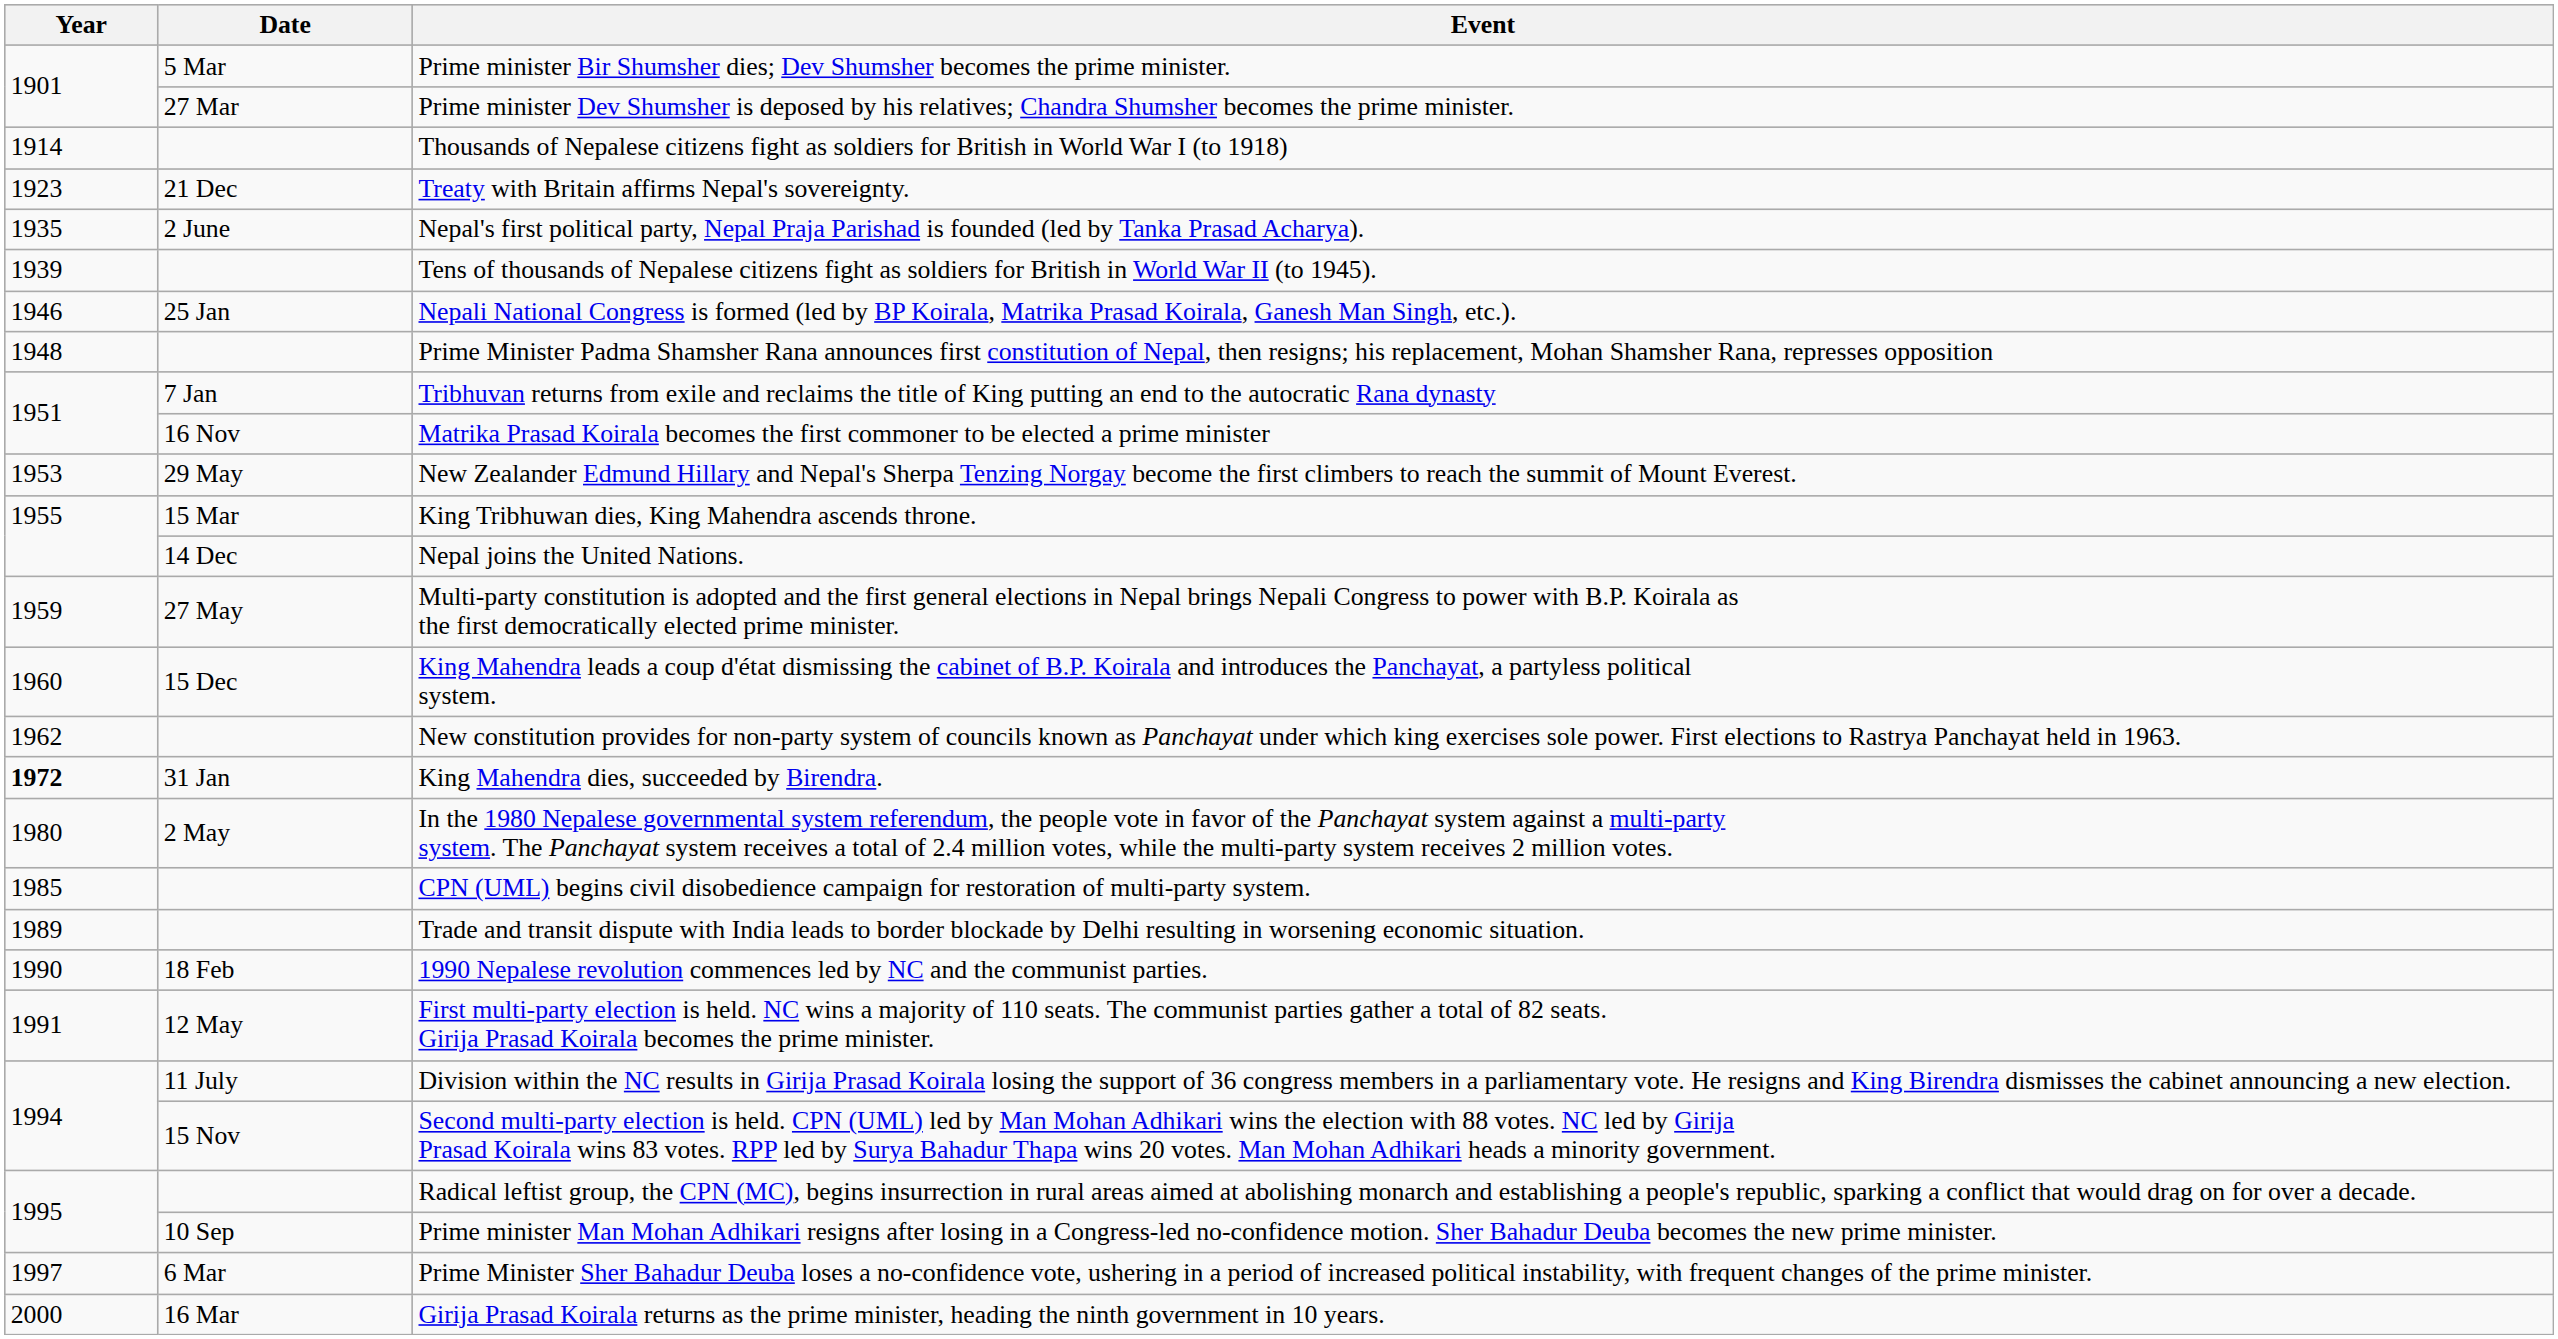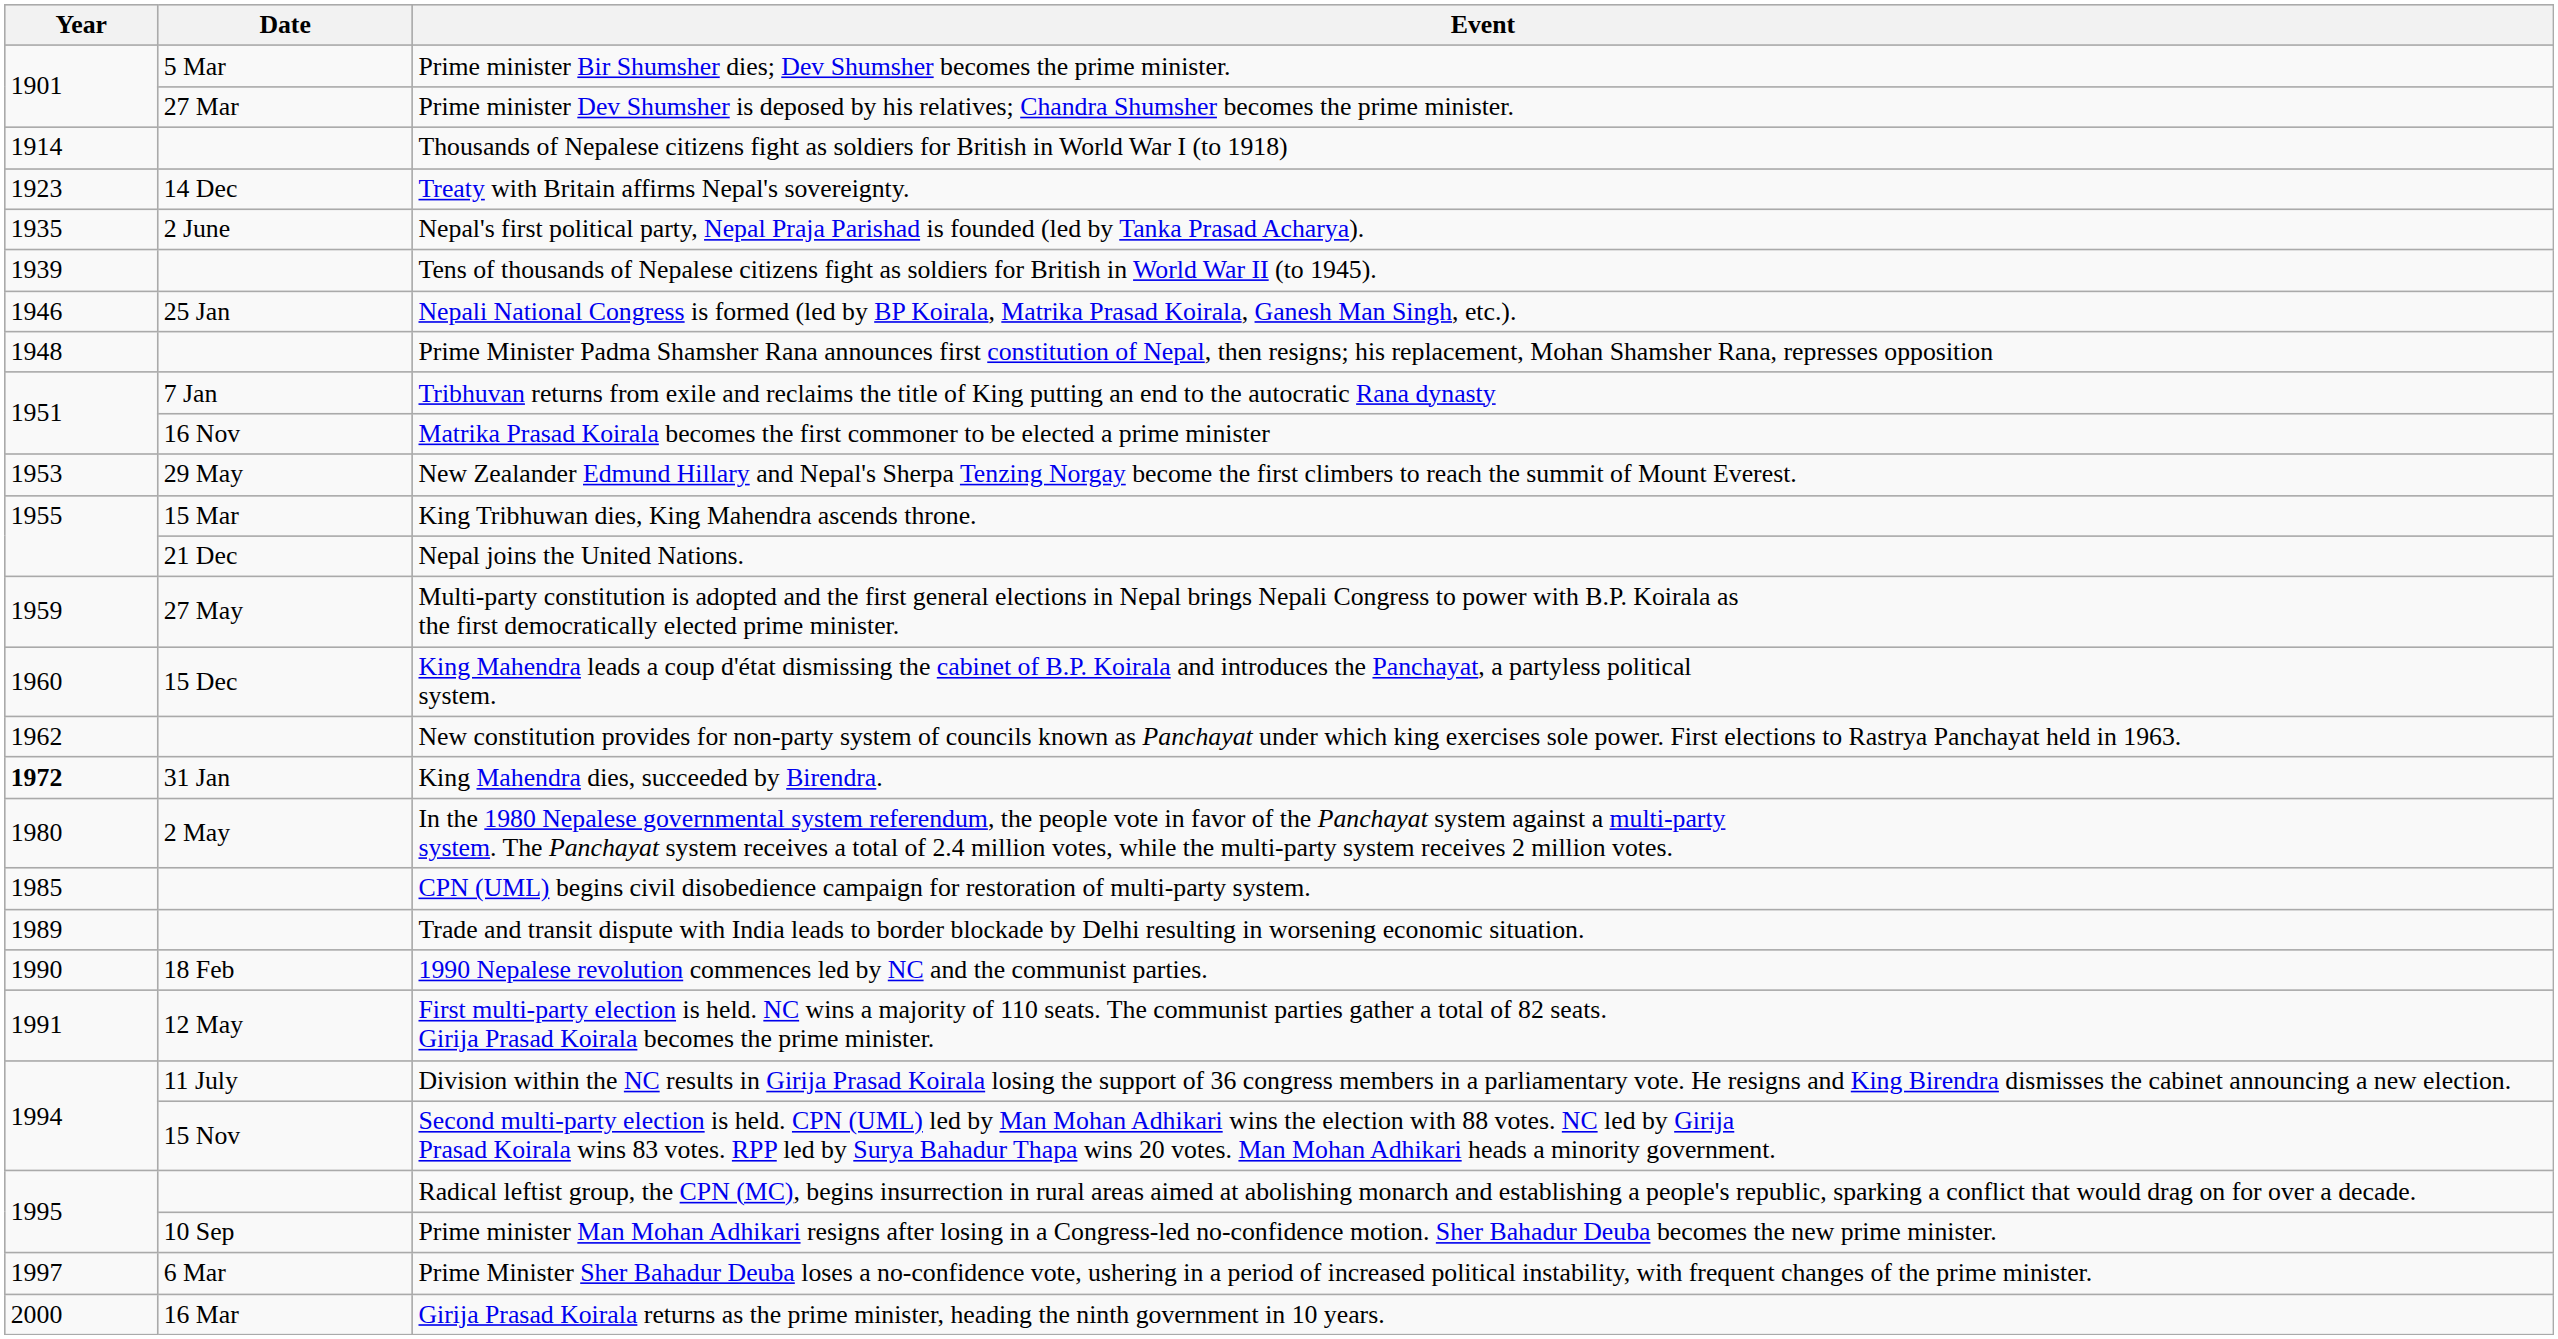(200, 188) 21 Dec -> (200, 188) 14 Dec
(200, 556) 14 Dec -> (200, 556) 21 Dec
